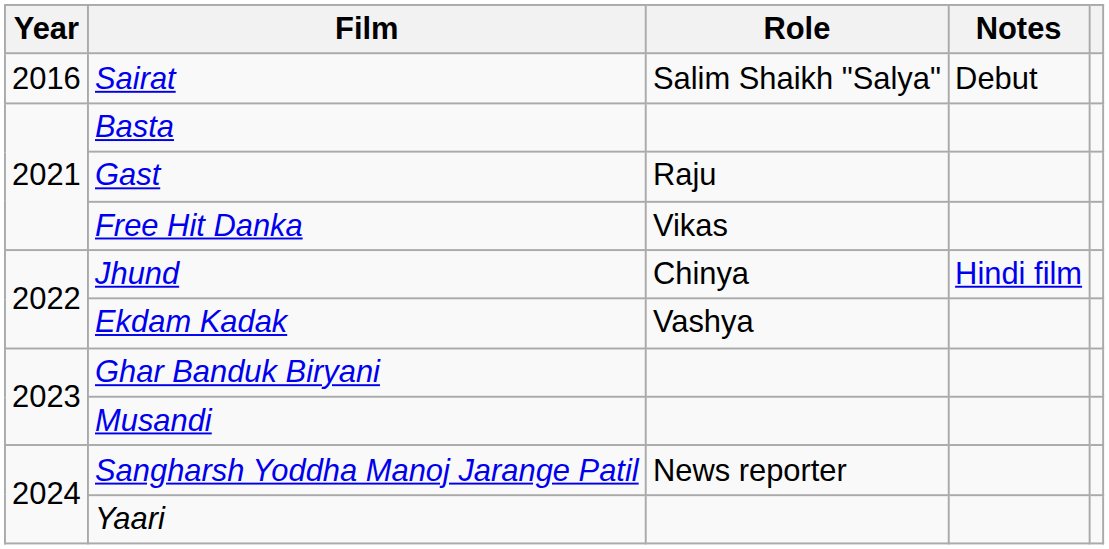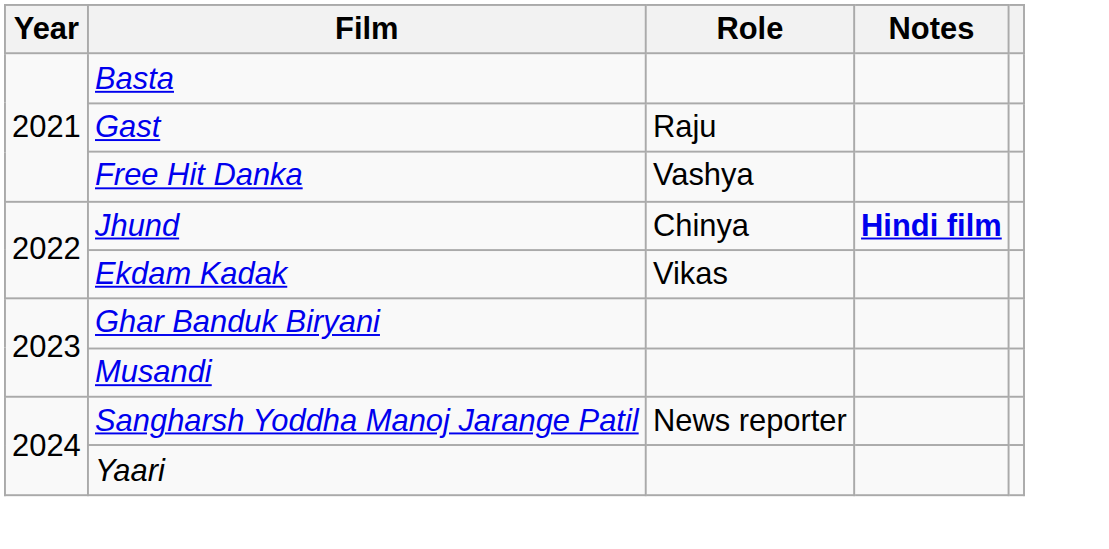- row: (135, 77)
(690, 224) Vikas -> (703, 175) Vashya
(1019, 273) normal -> (931, 224) bold
(703, 322) Vashya -> (690, 273) Vikas
